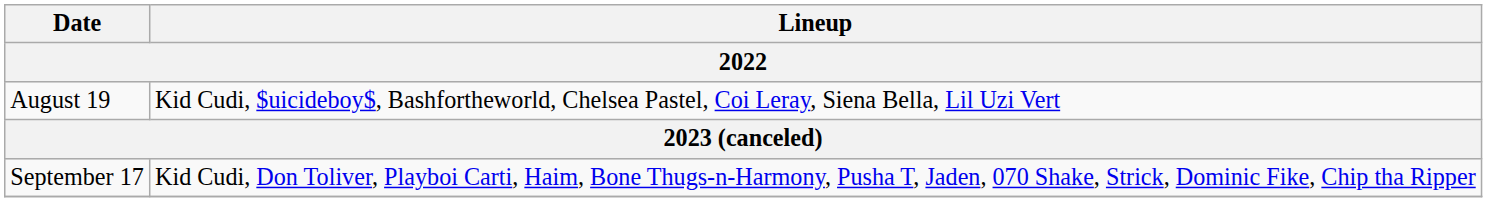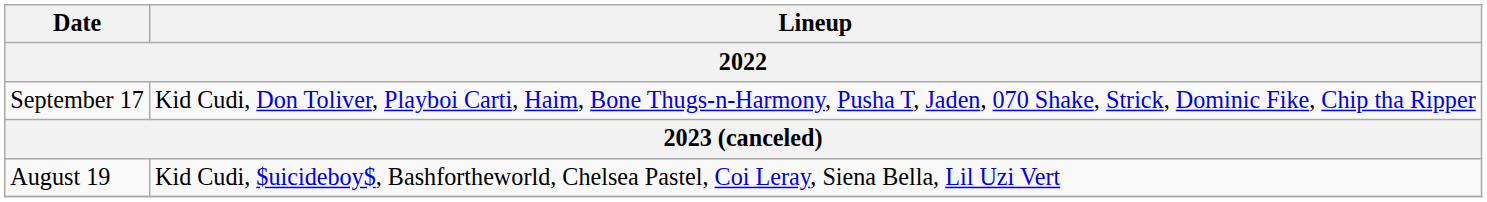rows swapped: (77, 176) <-> (60, 100)
